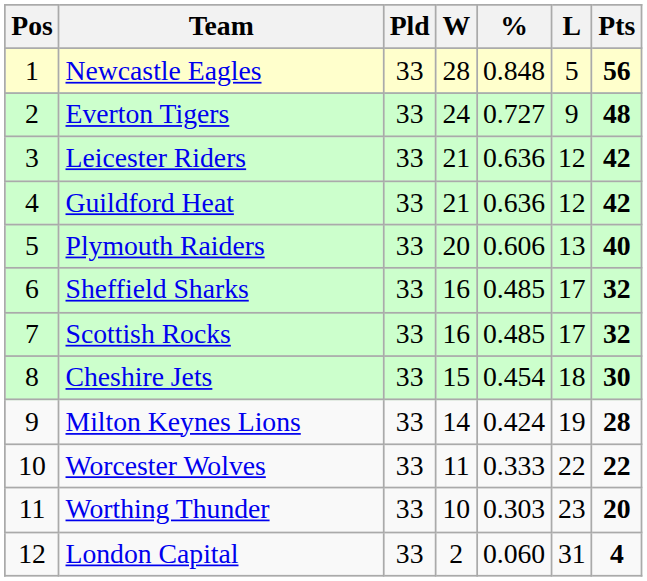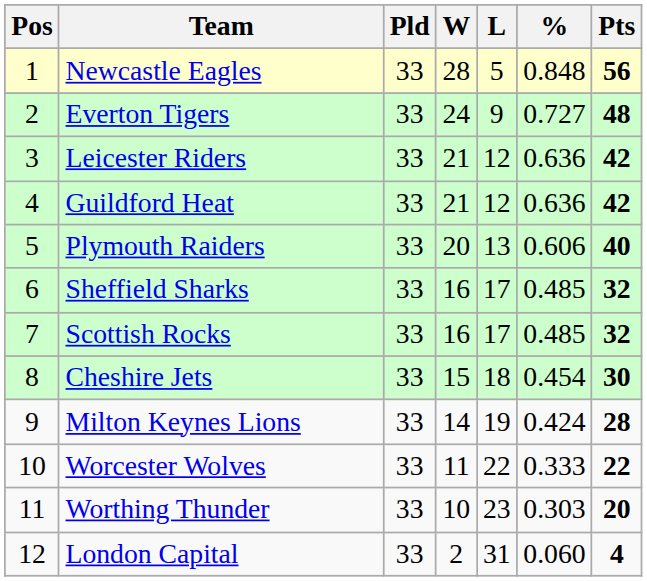columns swapped: (572, 26) <-> (514, 26)
